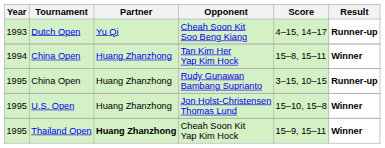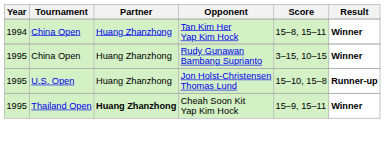- row: (214, 32)
(354, 81) Runner-up -> (347, 56) Winner
(347, 106) Winner -> (354, 81) Runner-up
